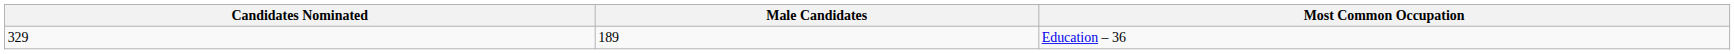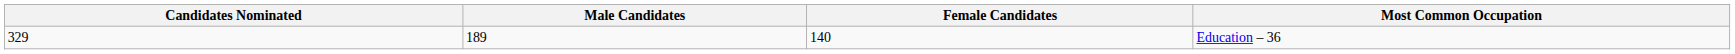+ column: (1000, 15)
